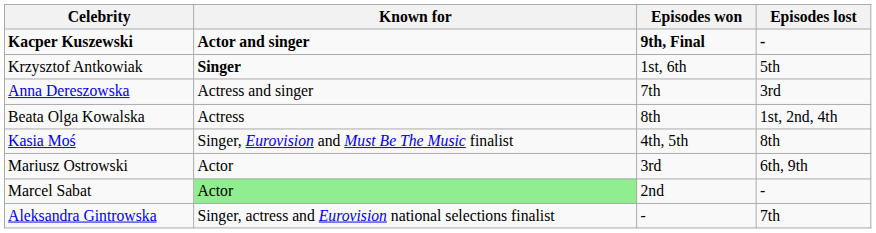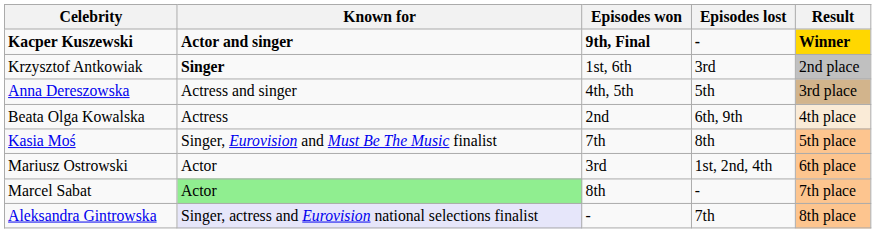+ column: (833, 16)
(770, 66) 5th -> (705, 66) 3rd
(651, 91) 7th -> (610, 91) 4th, 5th
(770, 91) 3rd -> (705, 91) 5th
(651, 116) 8th -> (597, 116) 2nd
(799, 116) 1st, 2nd, 4th -> (719, 116) 6th, 9th
(664, 141) 4th, 5th -> (596, 141) 7th
(784, 166) 6th, 9th -> (733, 166) 1st, 2nd, 4th
(652, 191) 2nd -> (596, 191) 8th
(376, 215) no background -> (360, 215) lavender background
